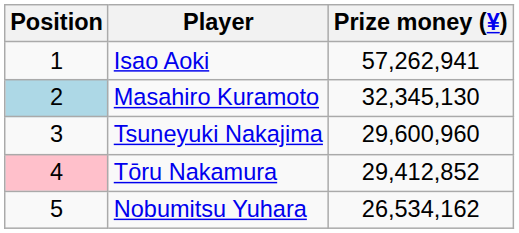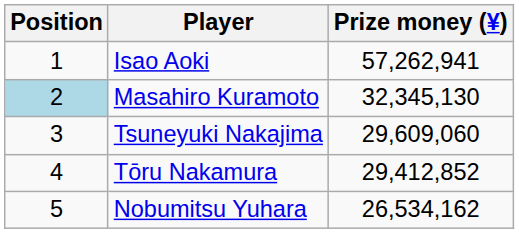(421, 135) 29,600,960 -> (421, 135) 29,609,060
(57, 172) pink background -> (57, 172) no background
